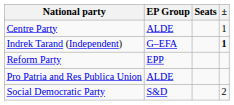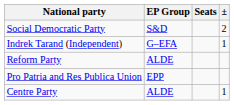rows swapped: (32, 28) <-> (56, 92)
(224, 44) bold -> (224, 44) normal
(155, 60) EPP -> (160, 60) ALDE
(160, 76) ALDE -> (155, 76) EPP
